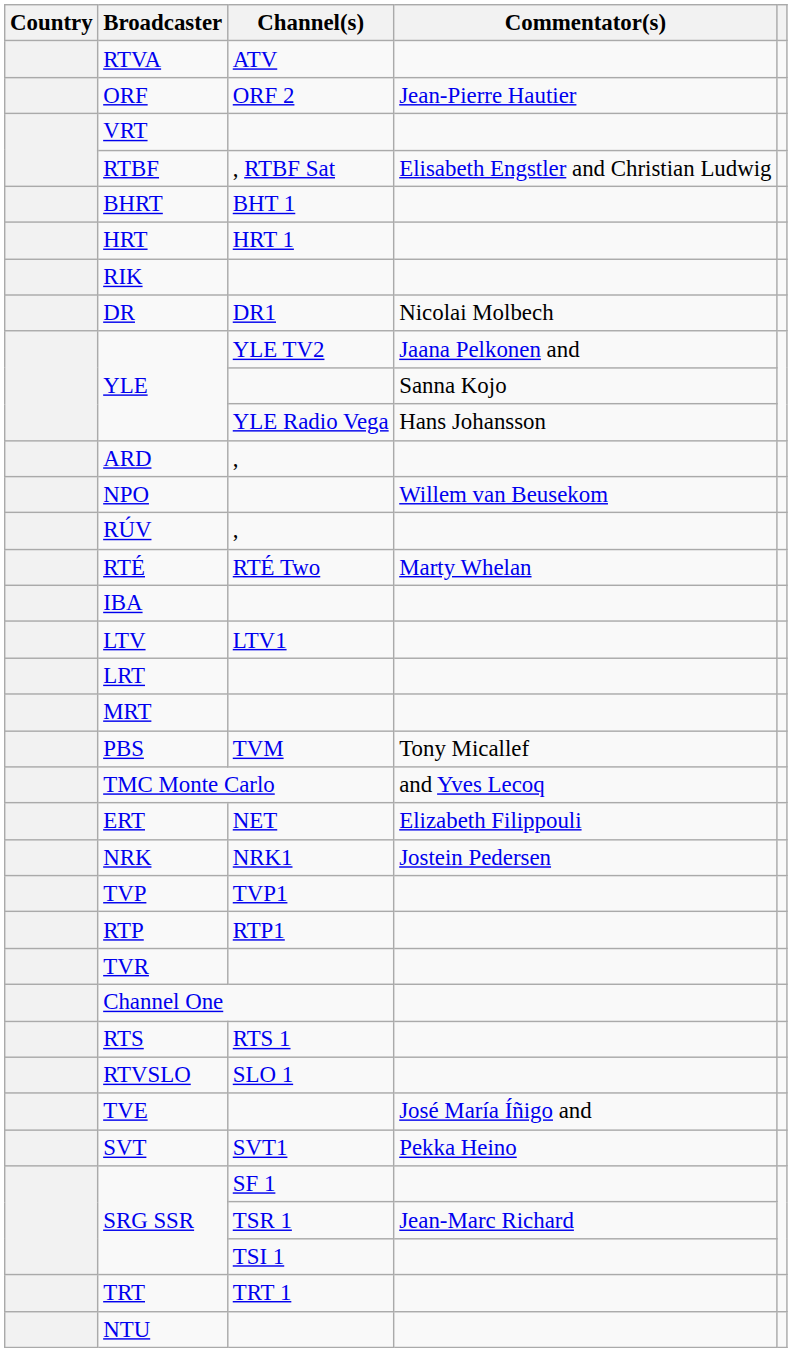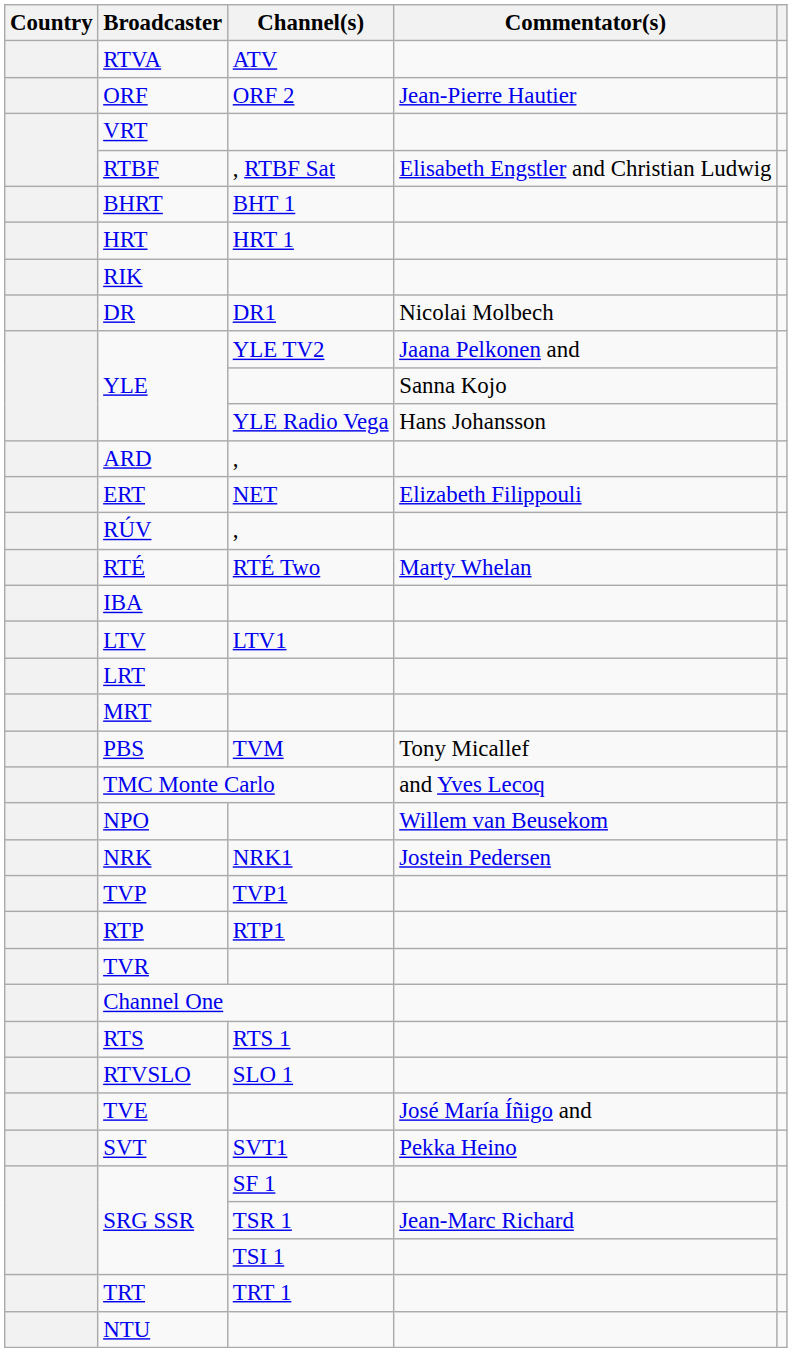rows swapped: (124, 820) <-> (126, 494)
